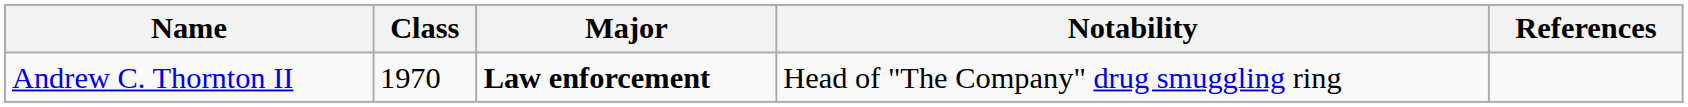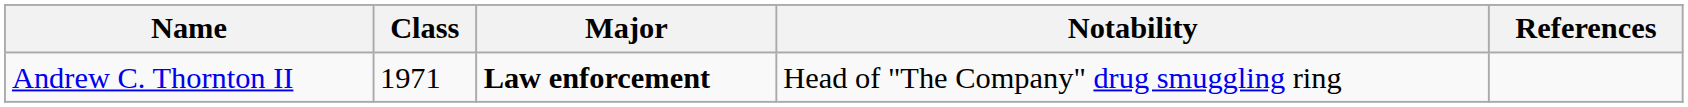(410, 76) 1970 -> (410, 76) 1971
